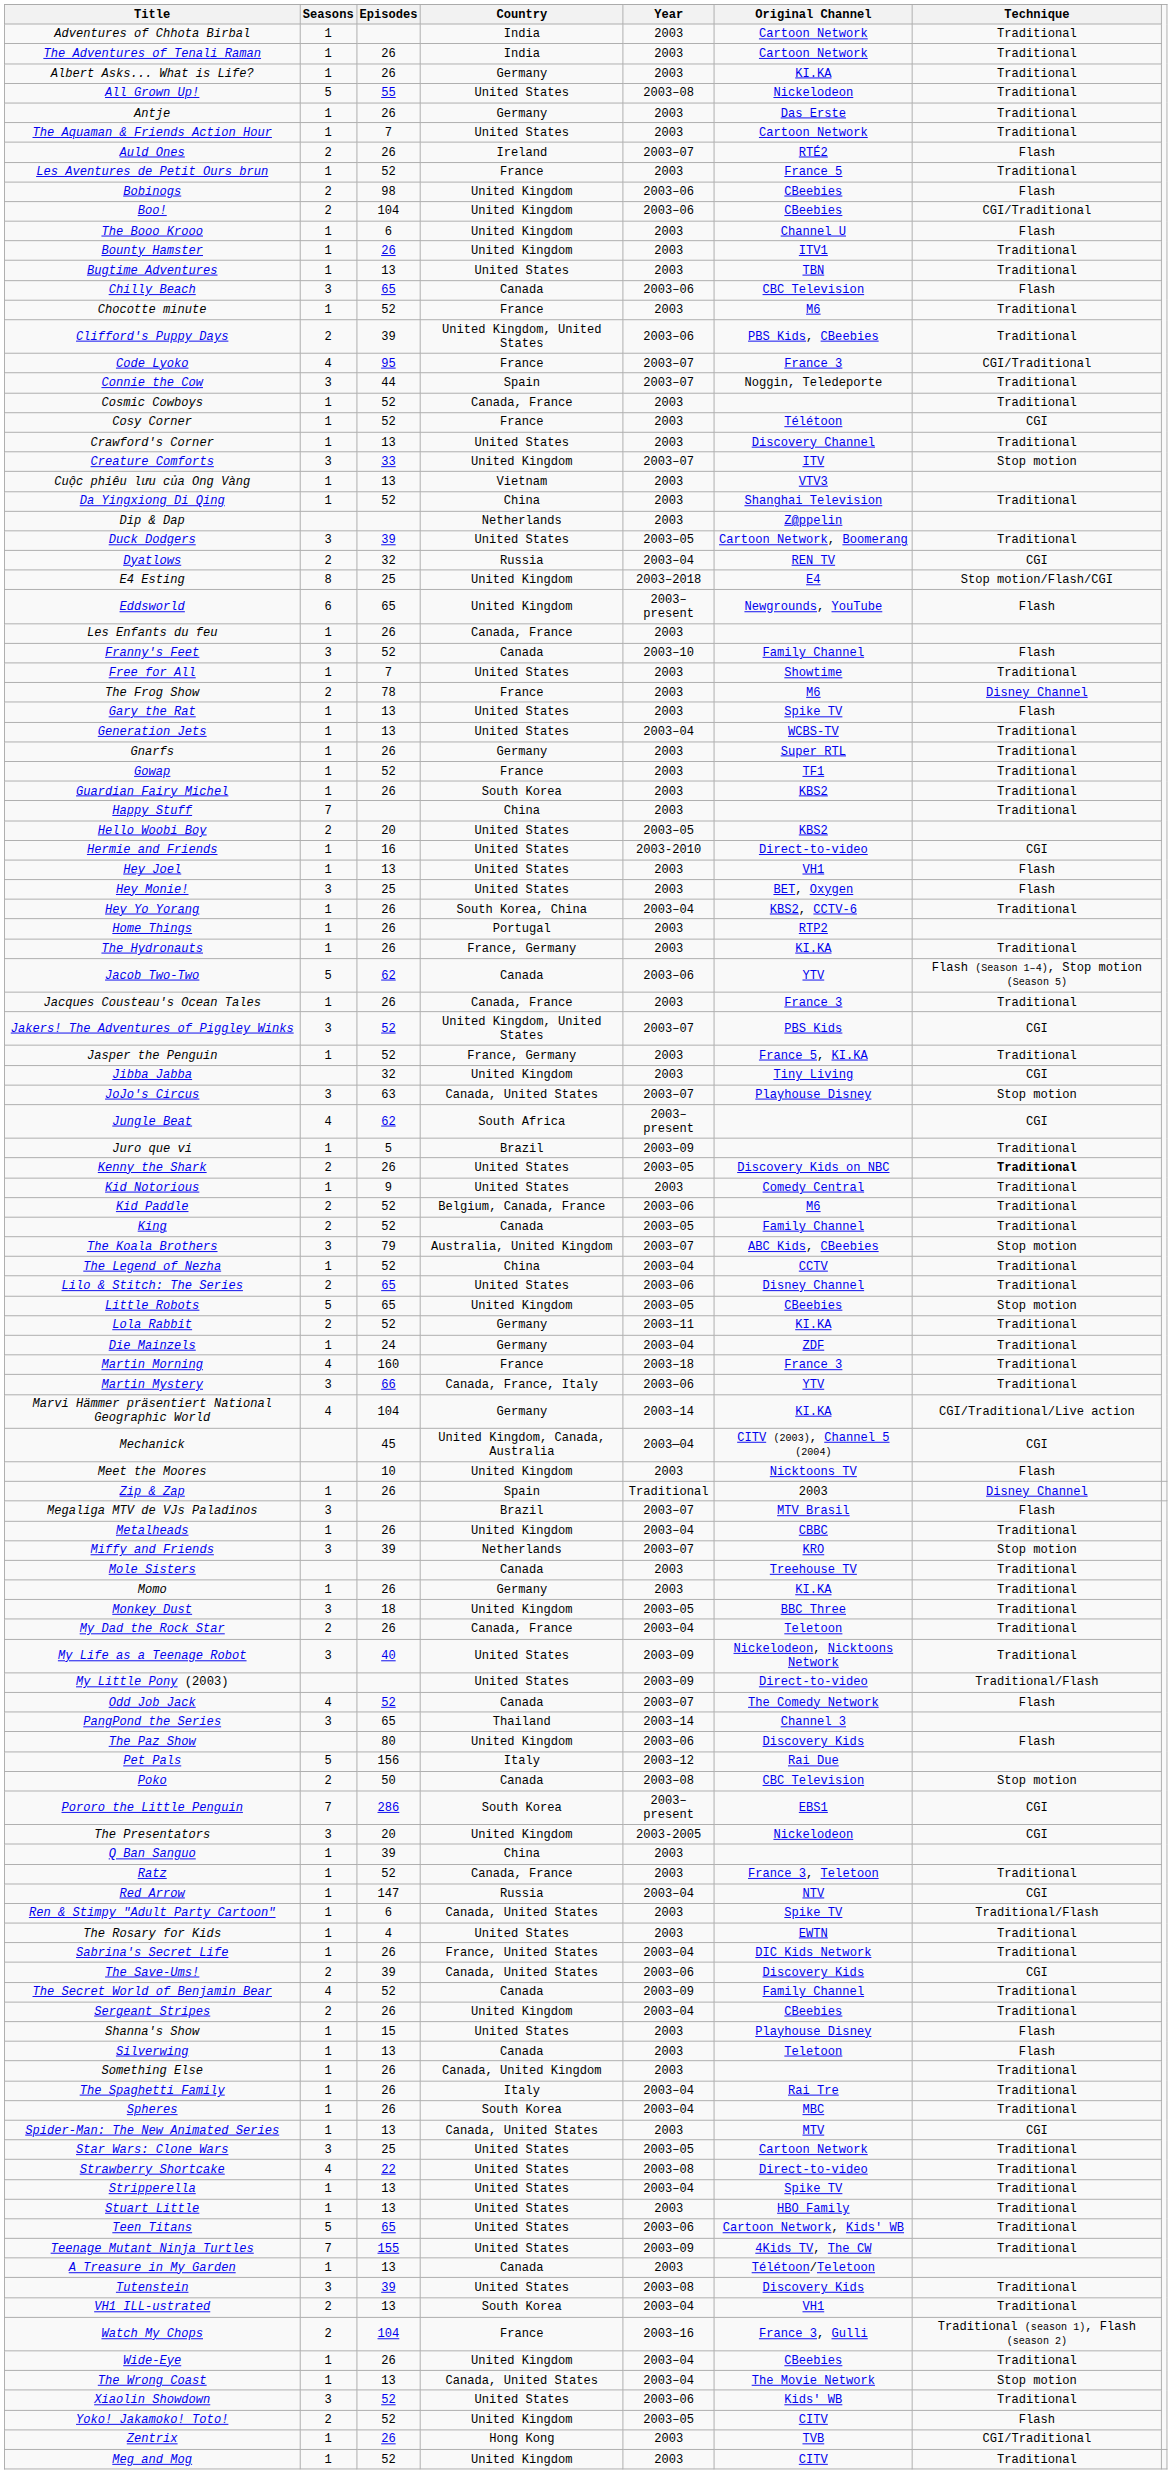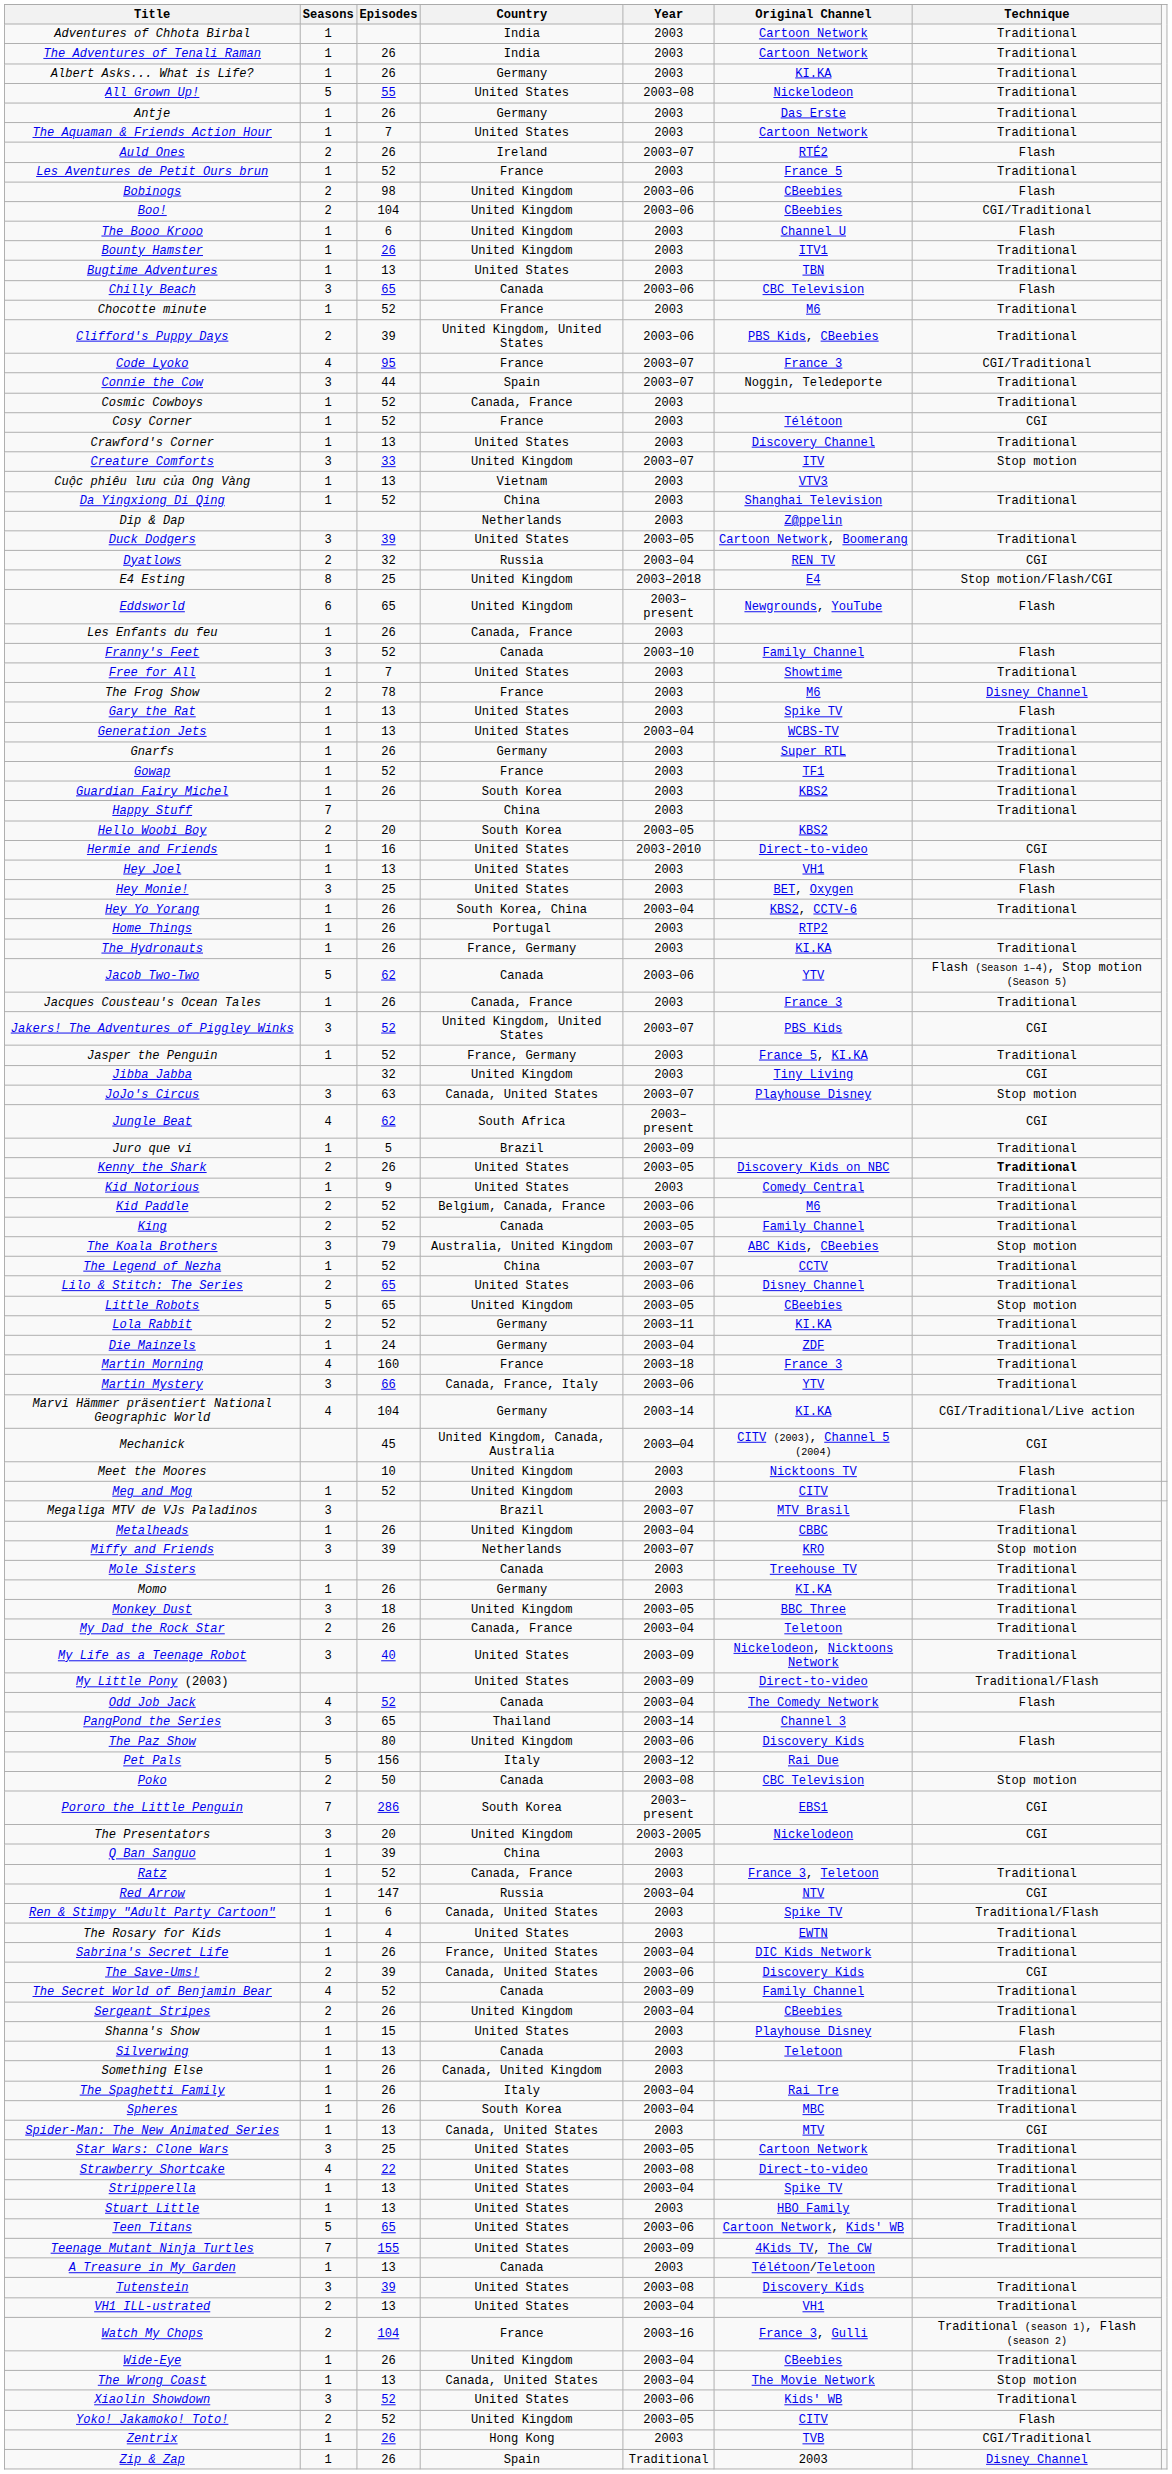(522, 830) United States -> (522, 830) South Korea
(669, 1266) 2003–04 -> (669, 1266) 2003–07
rows swapped: (152, 2459) <-> (152, 1491)
(669, 1702) 2003–07 -> (669, 1702) 2003–04
(522, 2307) South Korea -> (522, 2307) United States
